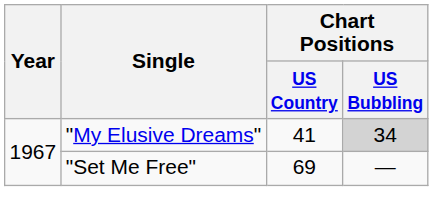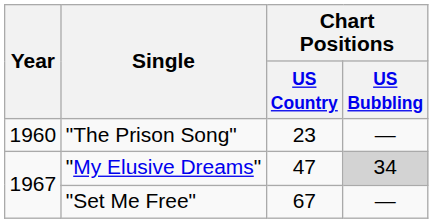+ row: (151, 134)
(304, 134) 41 -> (304, 168) 47
(304, 168) 69 -> (304, 201) 67
